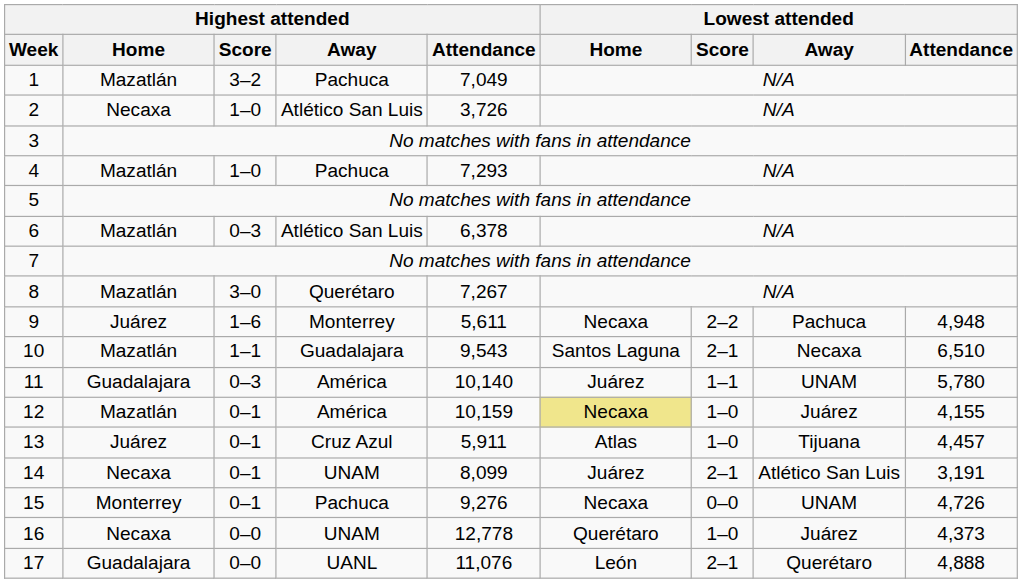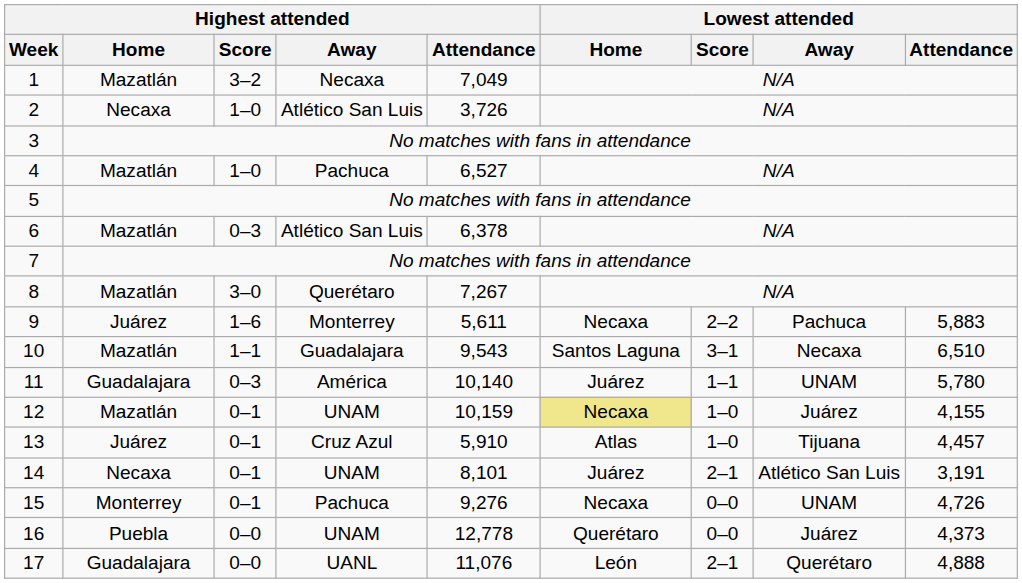(352, 79) Pachuca -> (352, 79) Necaxa
(484, 170) 7,293 -> (484, 170) 6,527
(961, 321) 4,948 -> (961, 321) 5,883
(722, 351) 2–1 -> (722, 351) 3–1
(352, 412) América -> (352, 412) UNAM
(484, 442) 5,911 -> (484, 442) 5,910
(484, 472) 8,099 -> (484, 472) 8,101
(139, 532) Necaxa -> (139, 532) Puebla
(722, 532) 1–0 -> (722, 532) 0–0
